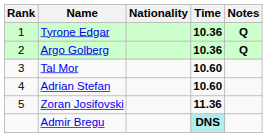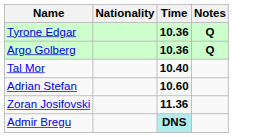- column: (21, 13)
(208, 68) 10.60 -> (174, 68) 10.40
